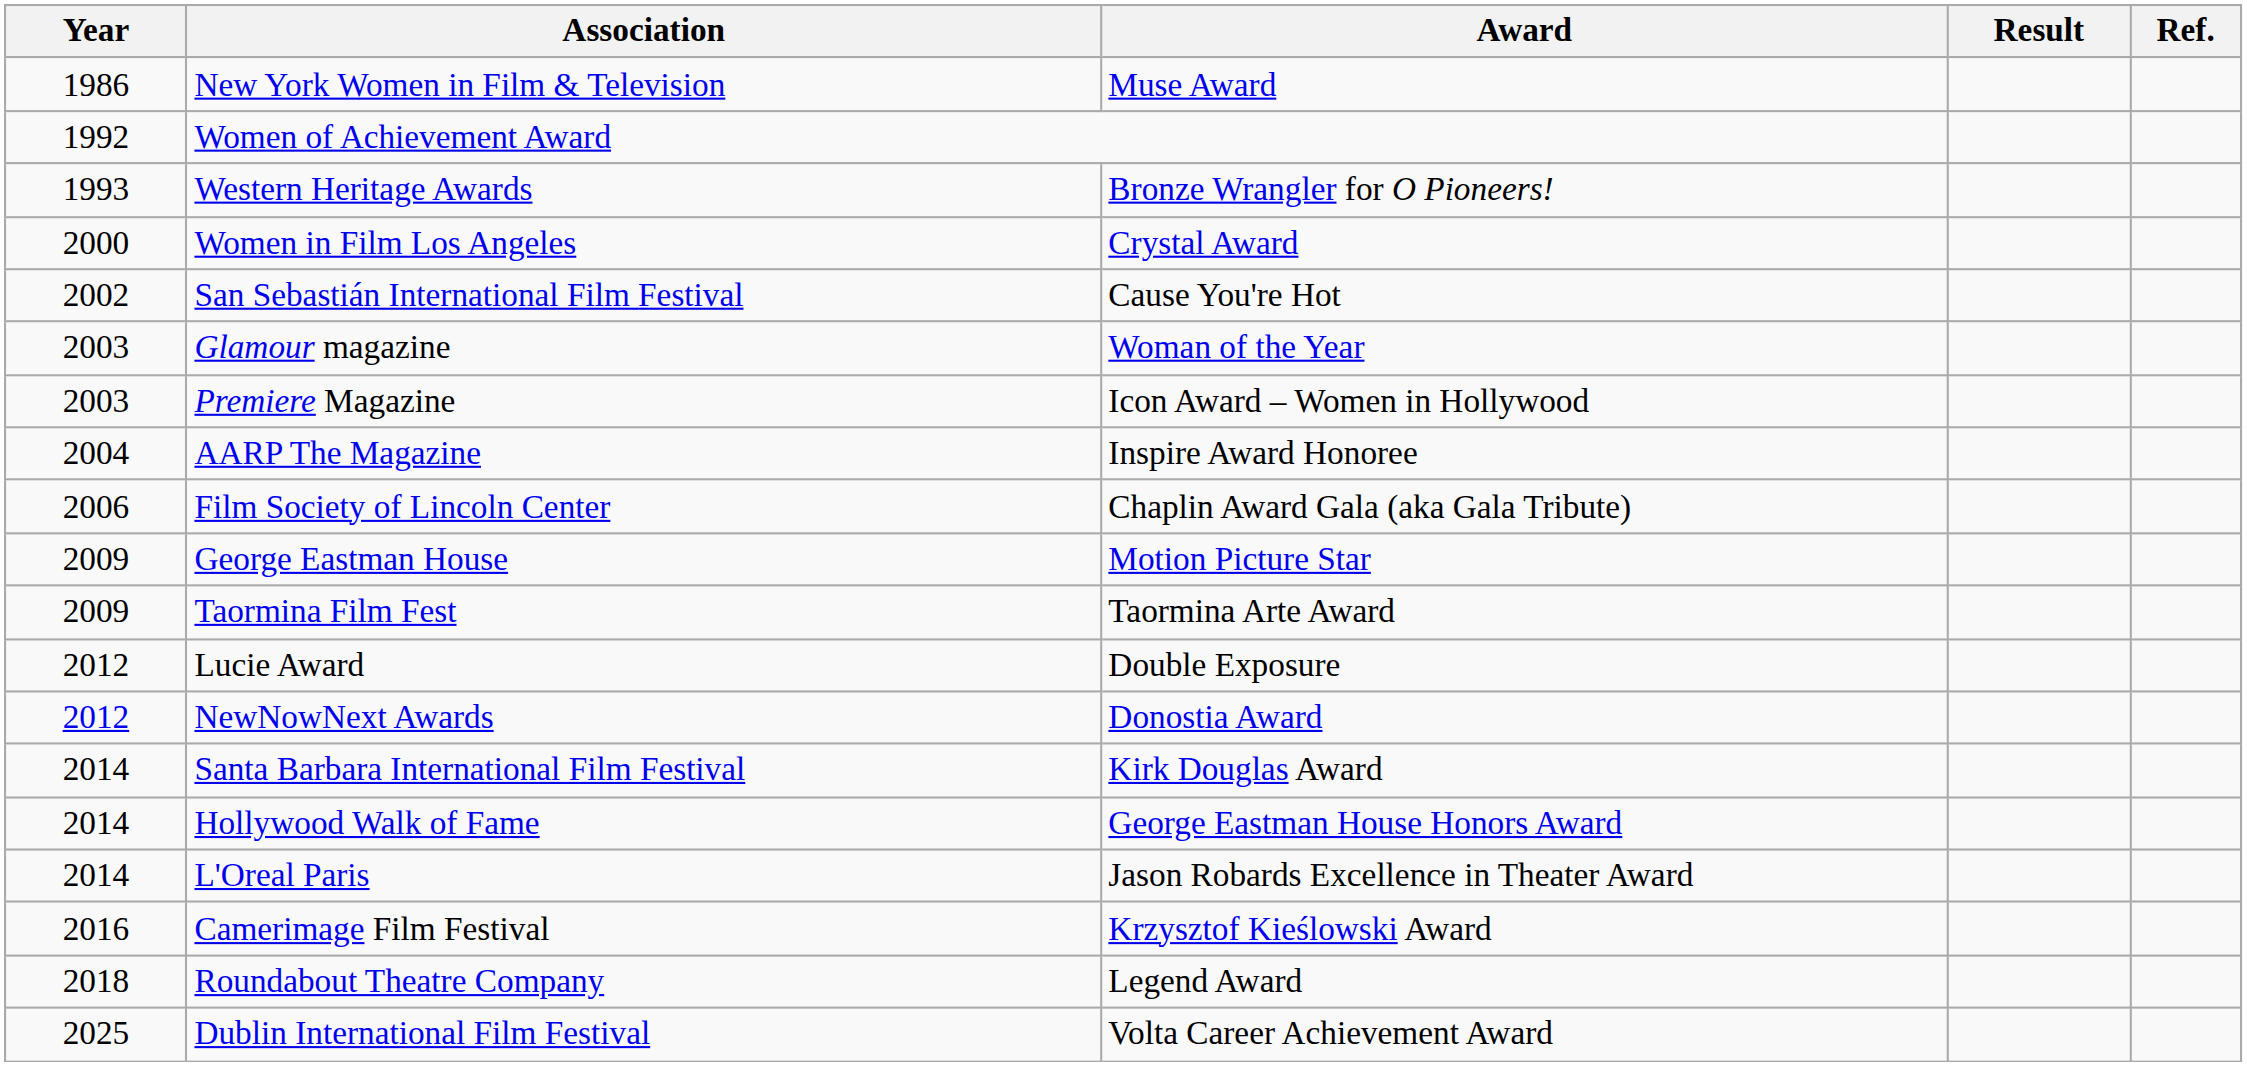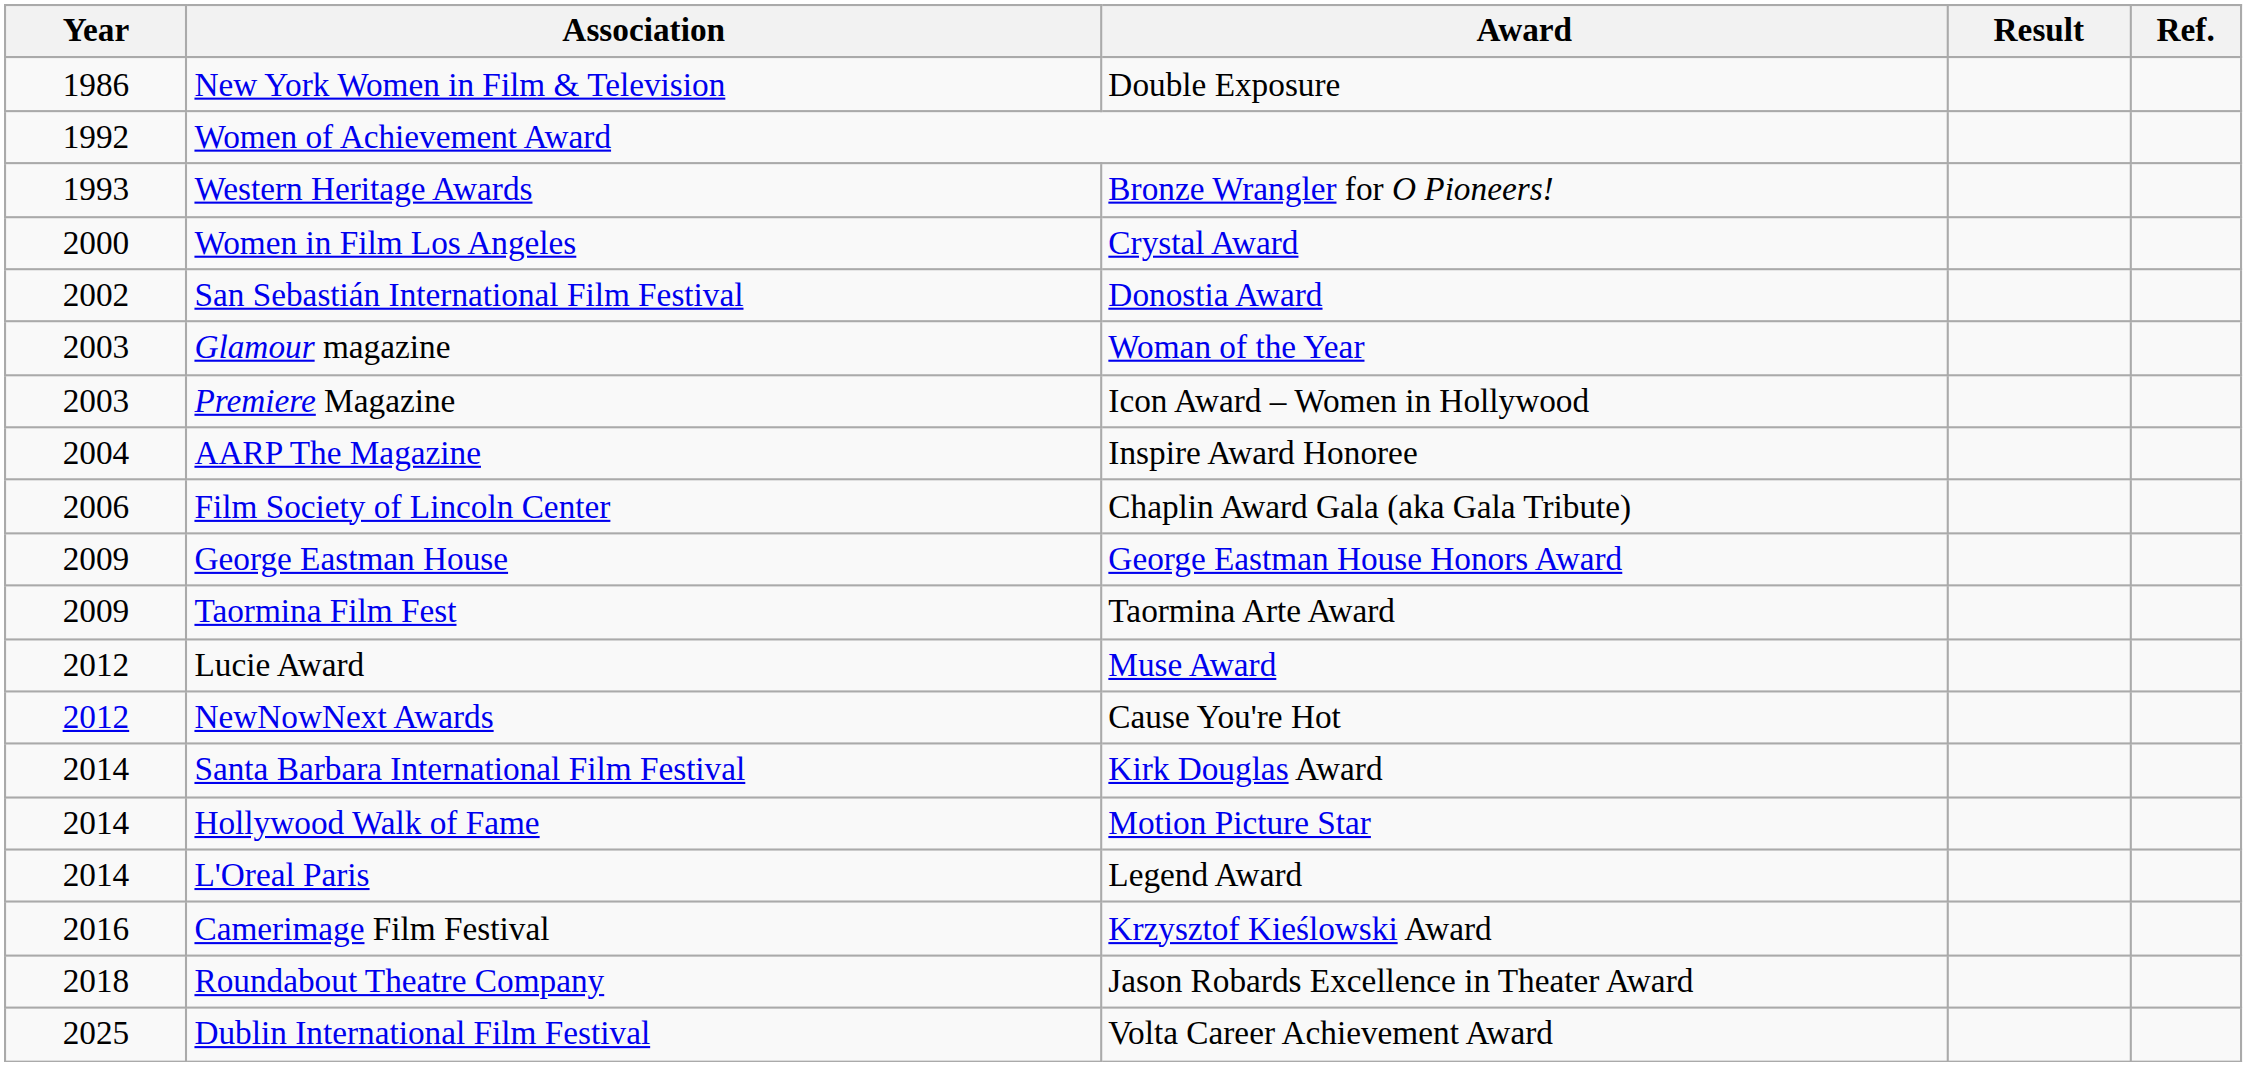(1192, 83) Muse Award -> (1224, 83) Double Exposure
(1225, 294) Cause You're Hot -> (1215, 294) Donostia Award
(1240, 558) Motion Picture Star -> (1365, 558) George Eastman House Honors Award
(1224, 664) Double Exposure -> (1192, 664) Muse Award
(1215, 717) Donostia Award -> (1225, 717) Cause You're Hot
(1365, 822) George Eastman House Honors Award -> (1240, 822) Motion Picture Star
(1401, 875) Jason Robards Excellence in Theater Award -> (1205, 875) Legend Award
(1205, 980) Legend Award -> (1401, 980) Jason Robards Excellence in Theater Award
